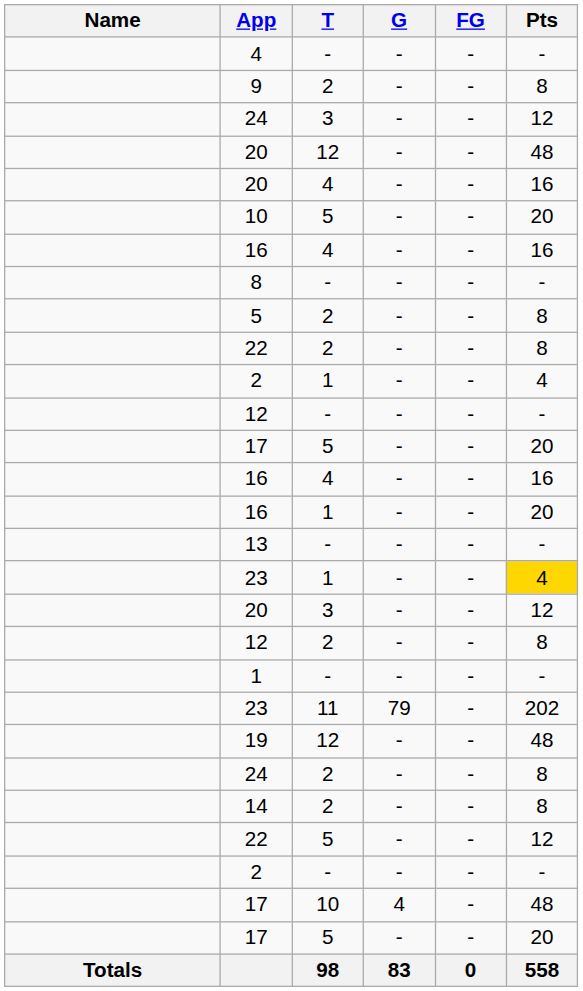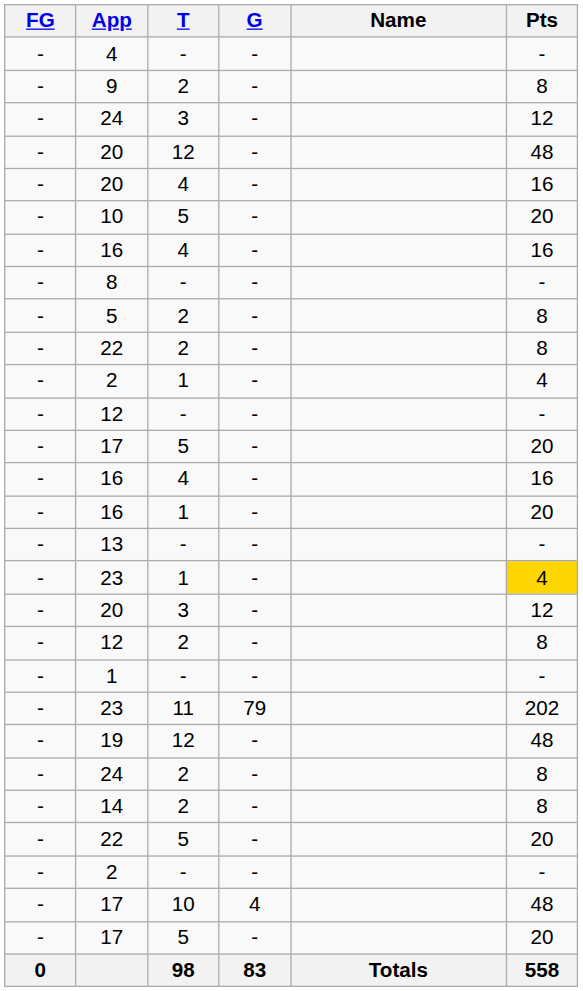columns swapped: (113, 20) <-> (471, 20)
(542, 839) 12 -> (542, 839) 20
